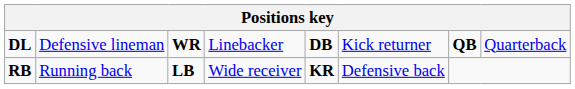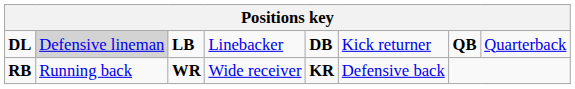(102, 44) no background -> (102, 44) lightgrey background
(186, 44) WR -> (183, 44) LB
(183, 70) LB -> (186, 70) WR
